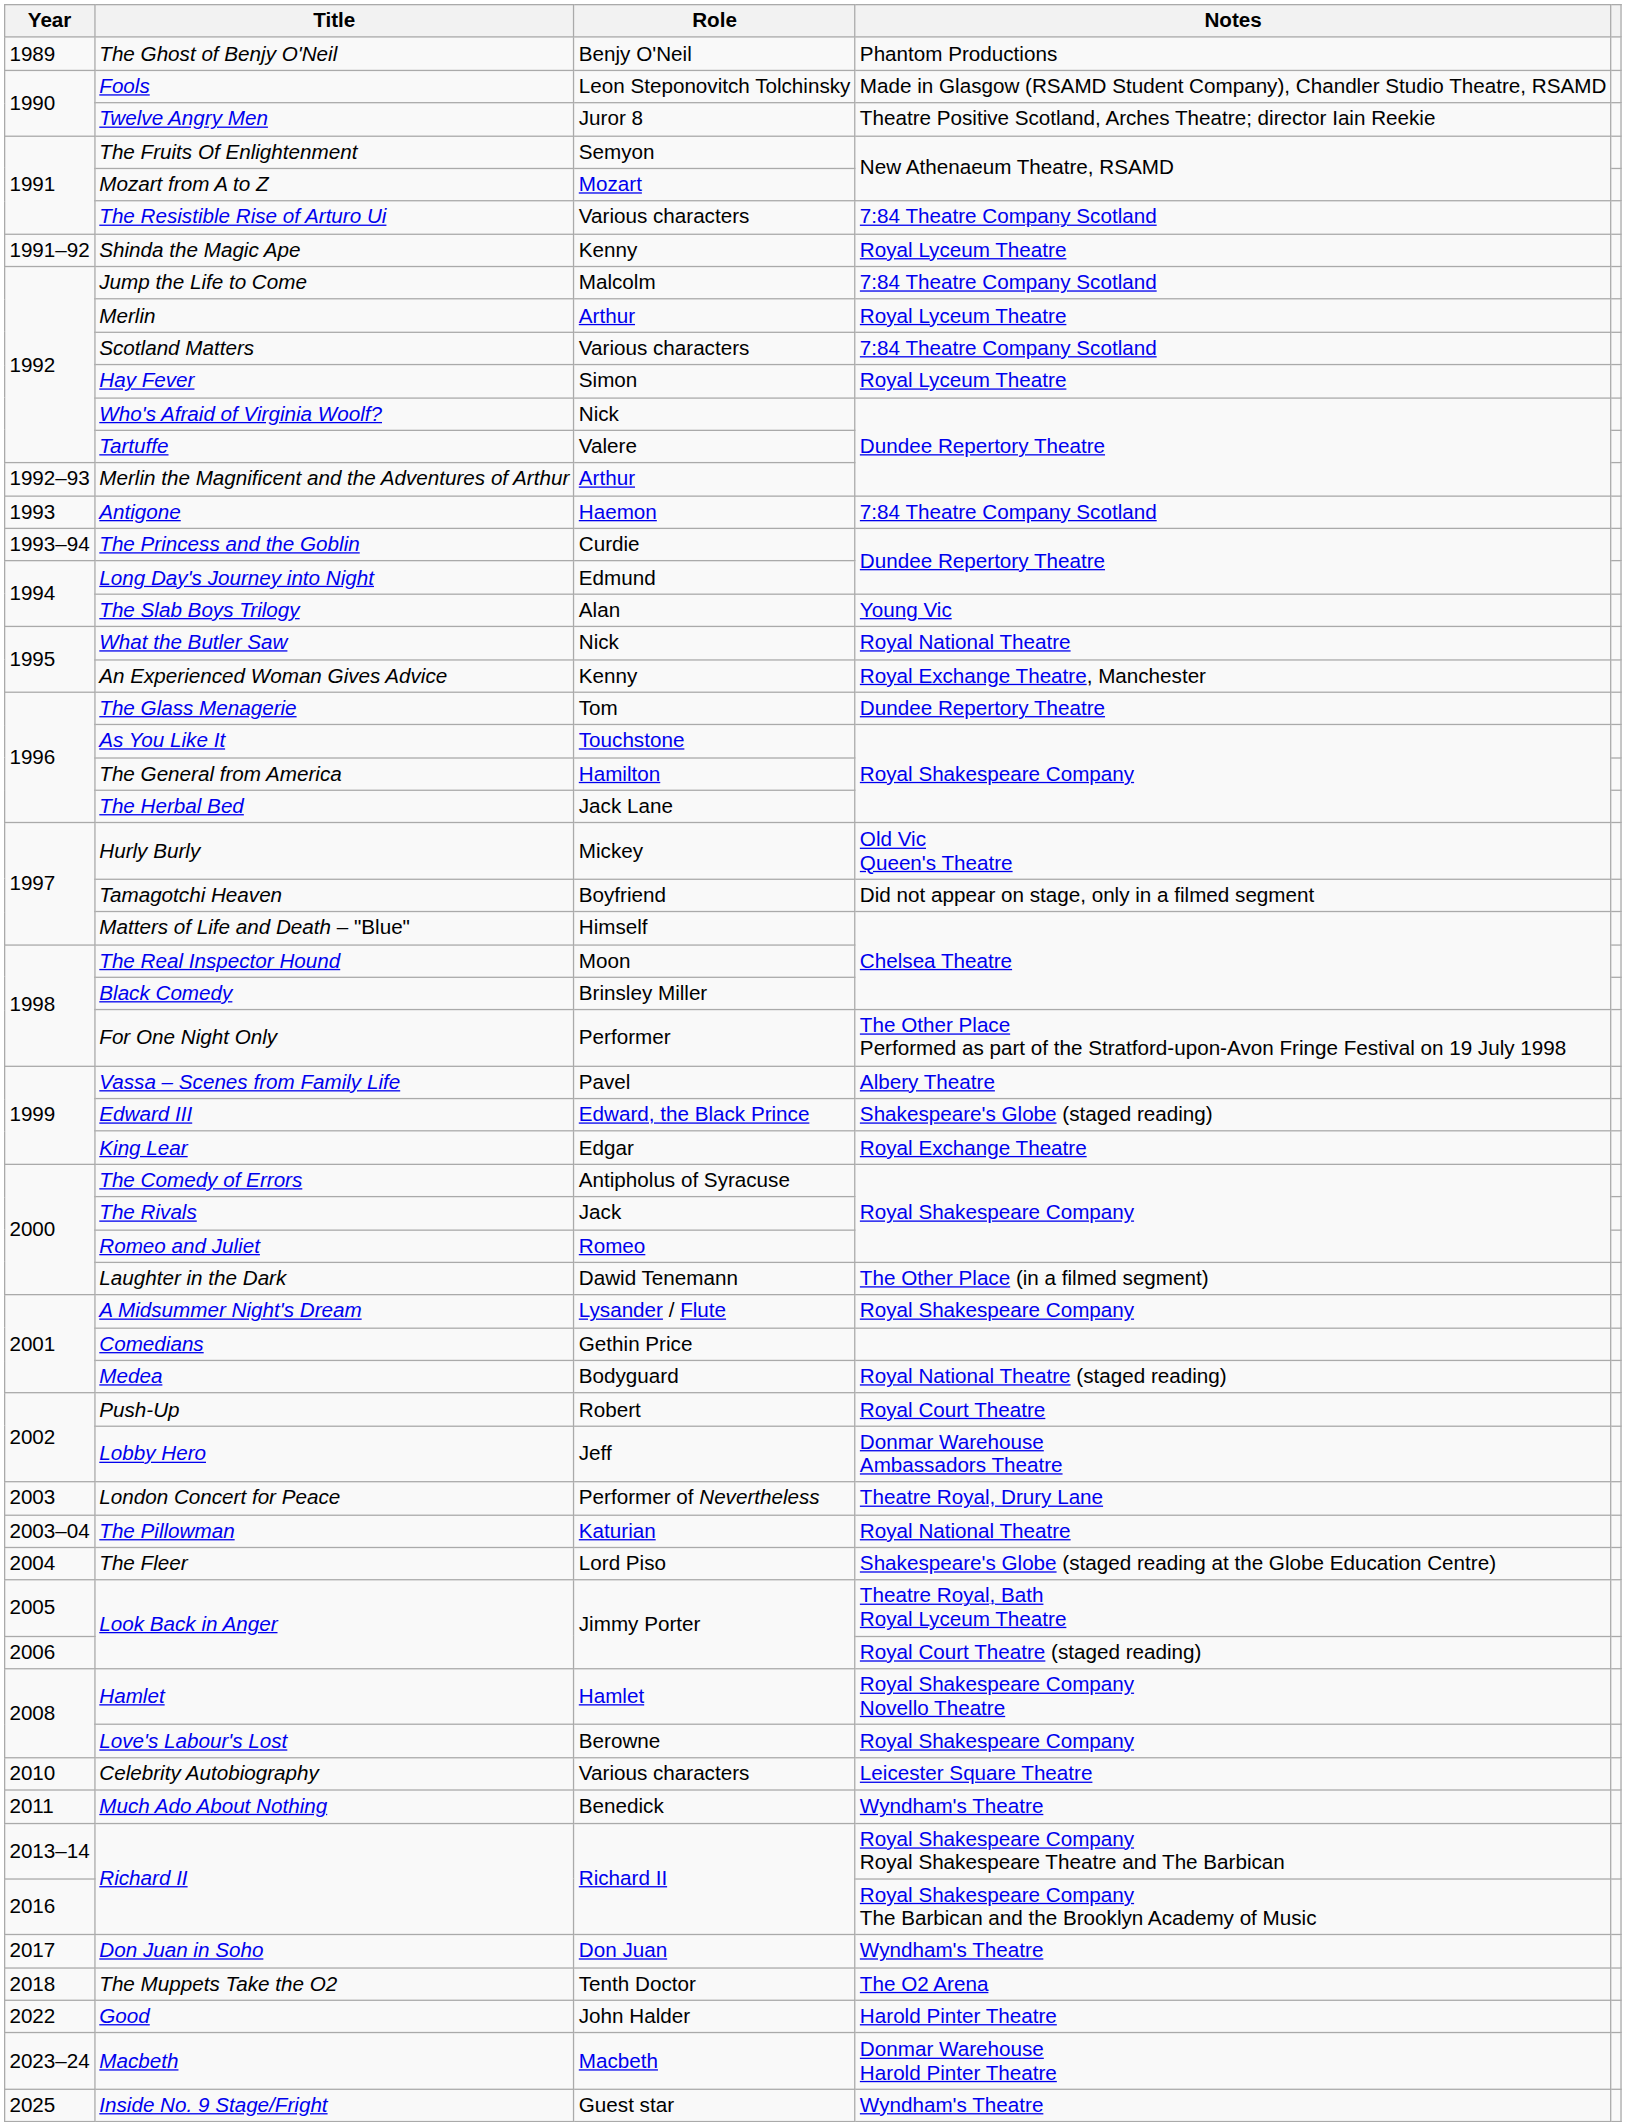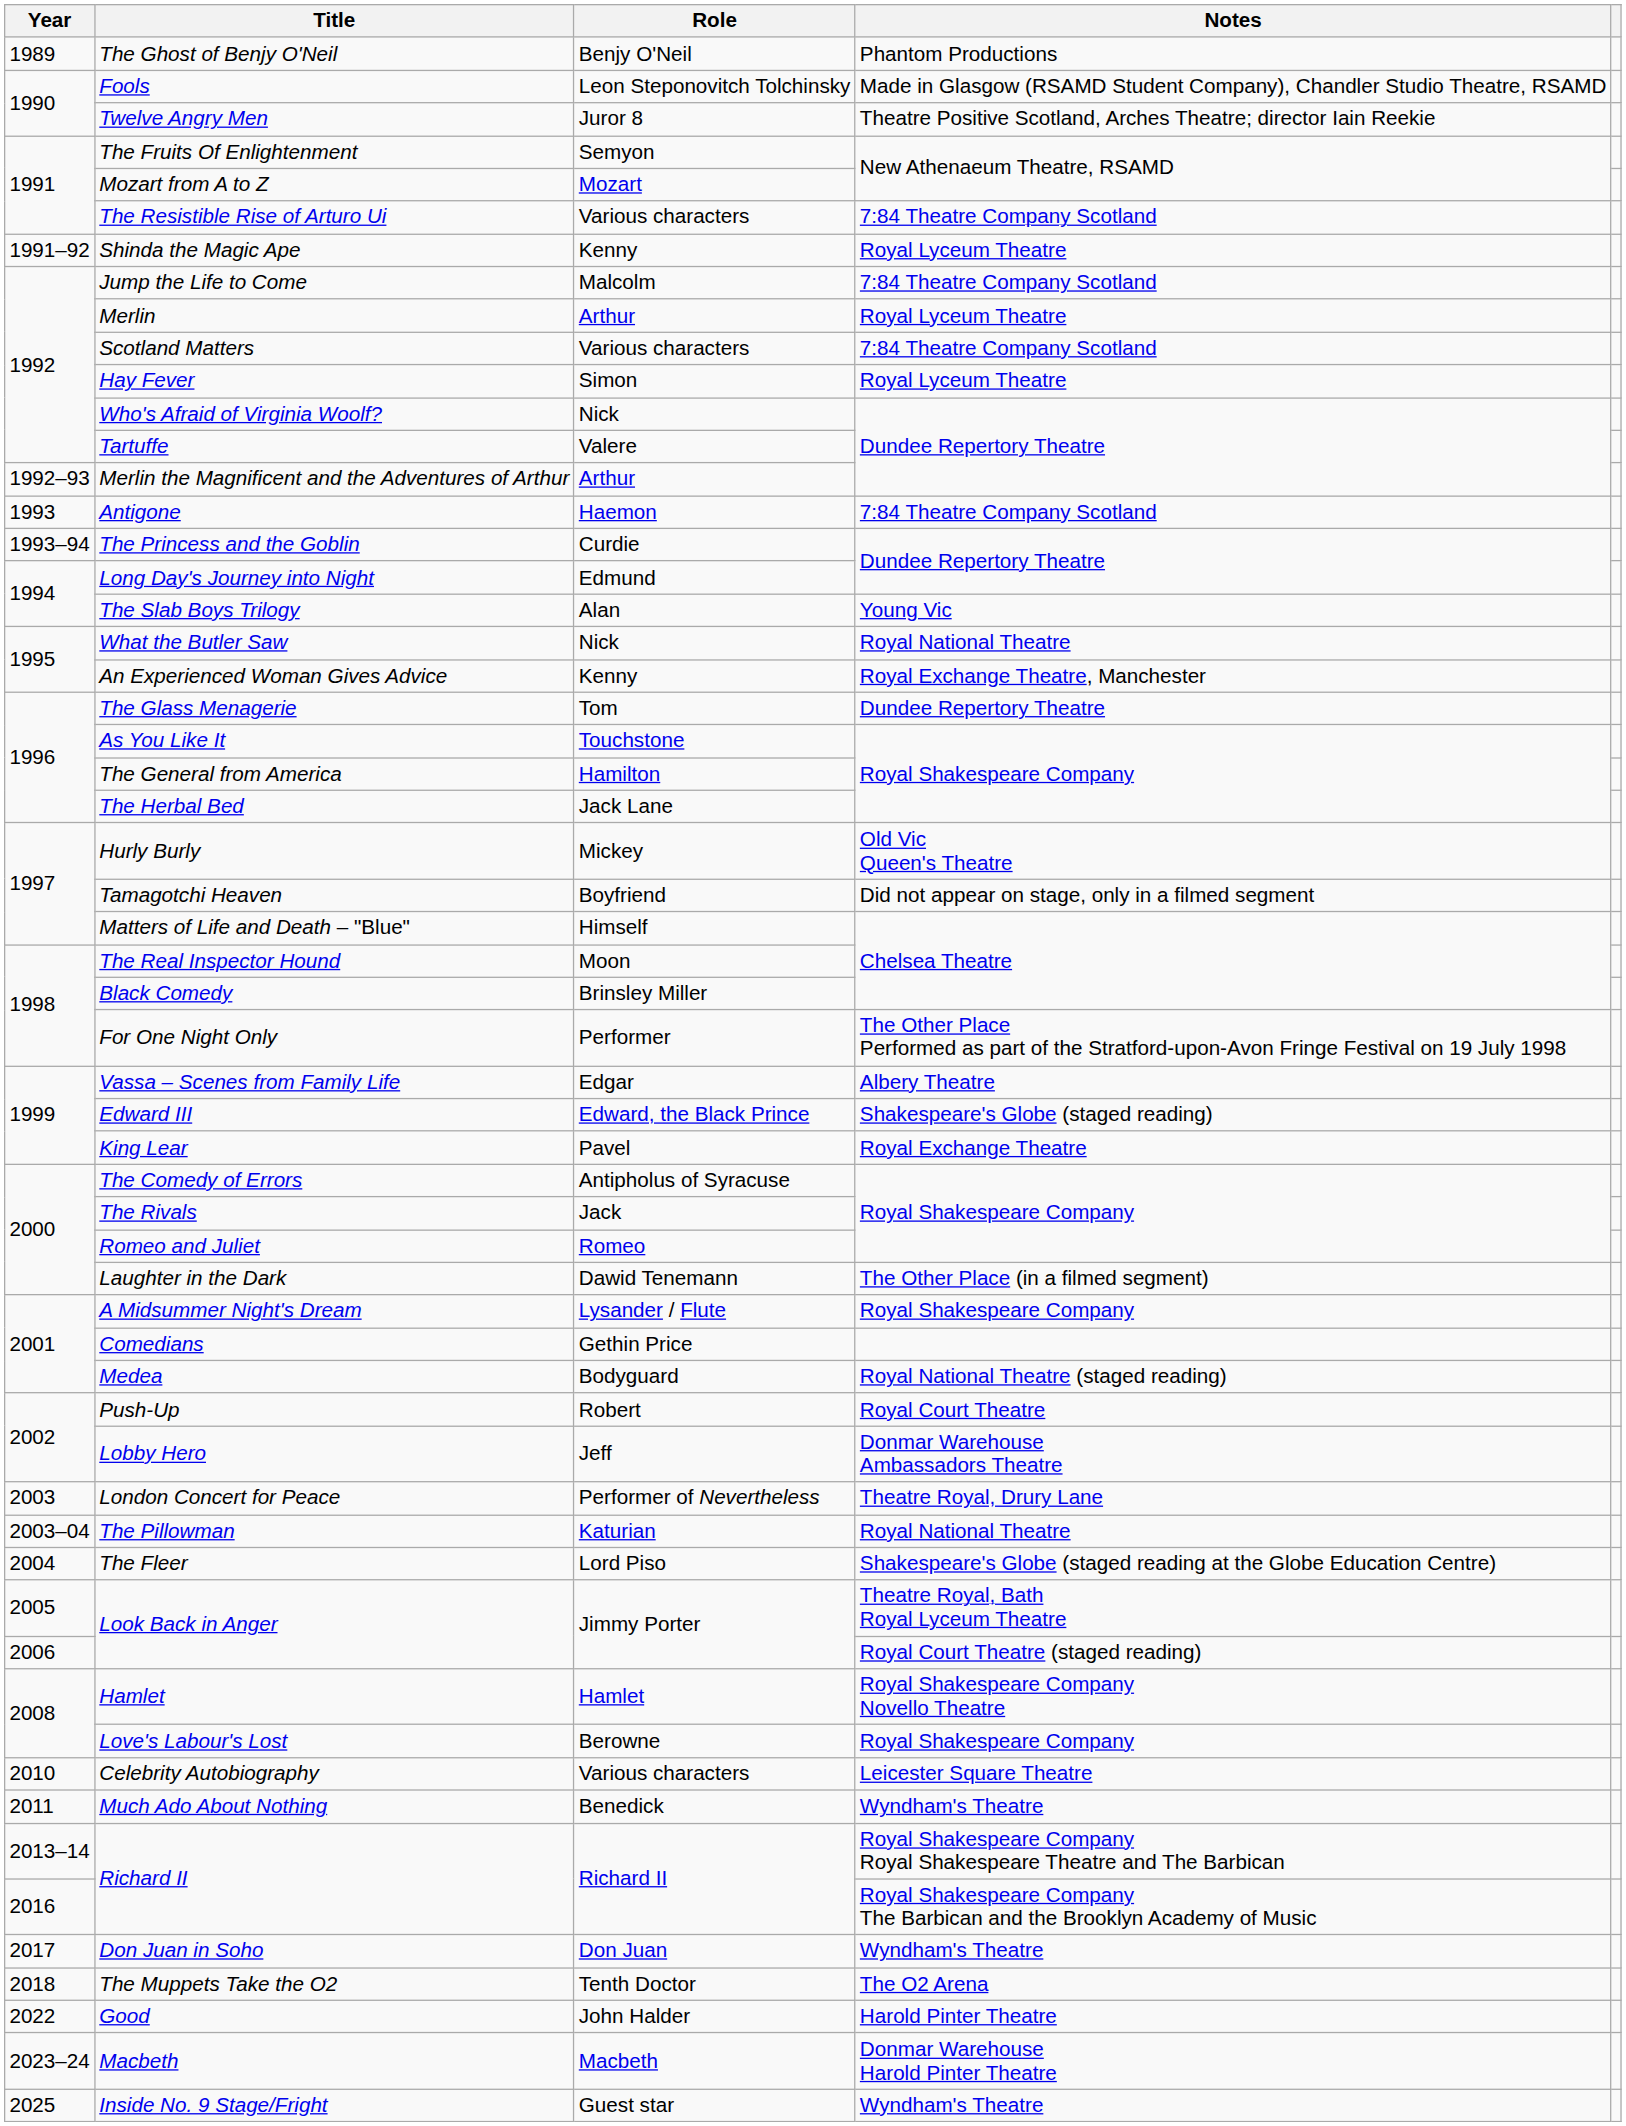(605, 1082) Pavel -> (606, 1082) Edgar
(606, 1147) Edgar -> (605, 1147) Pavel
